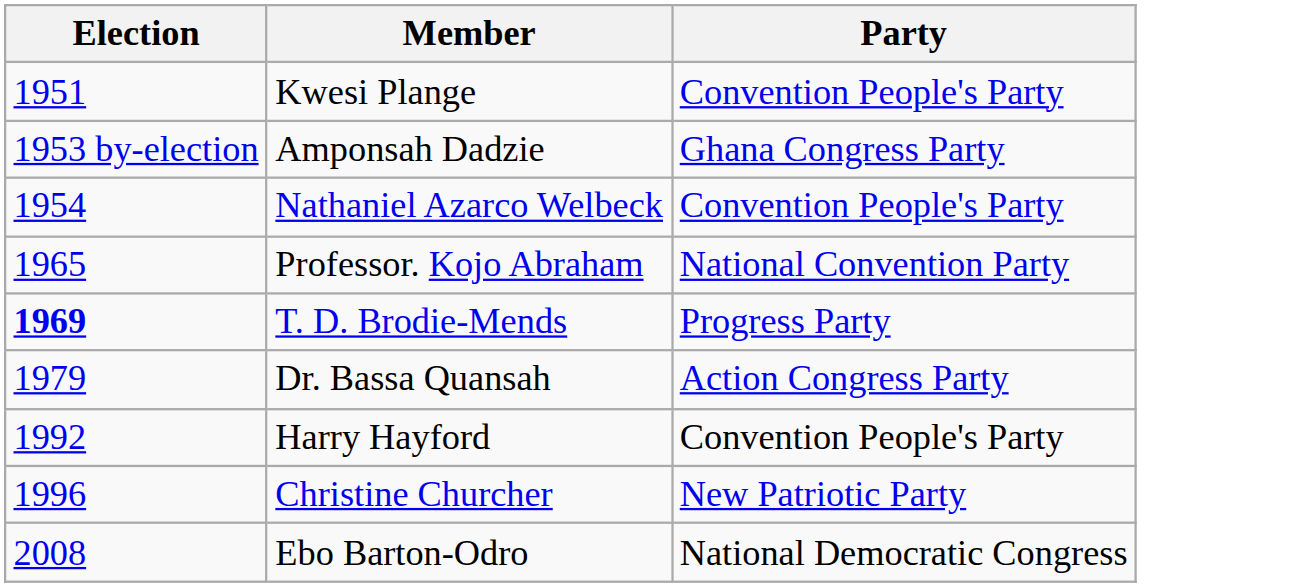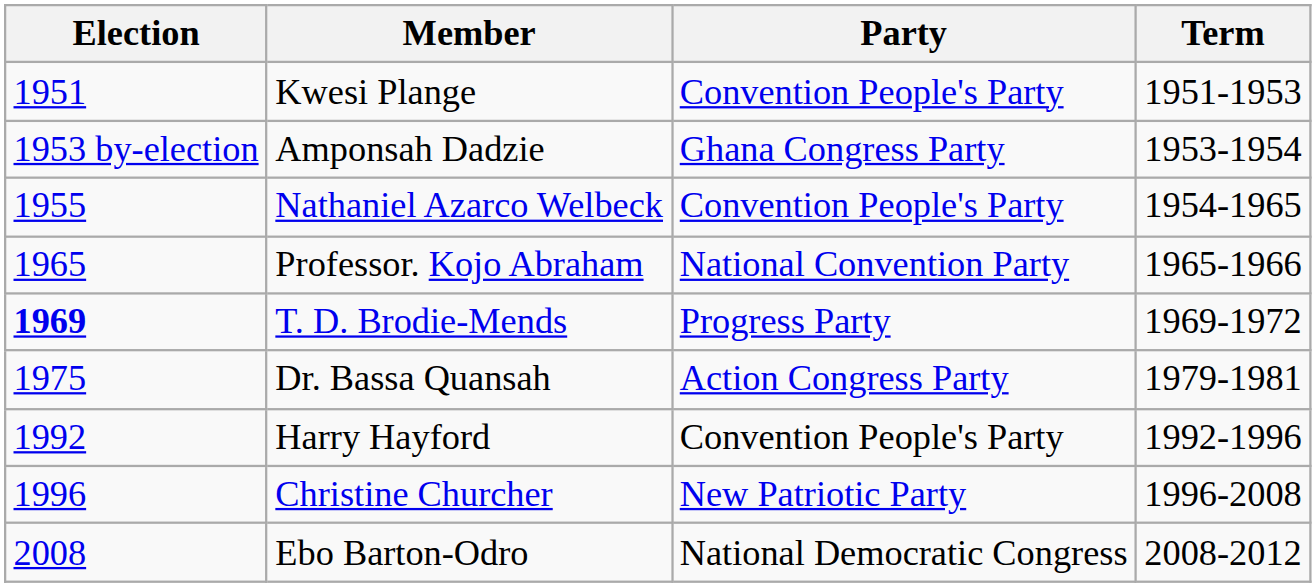+ column: (1223, 33)
(50, 206) 1954 -> (50, 206) 1955
(50, 378) 1979 -> (50, 378) 1975
